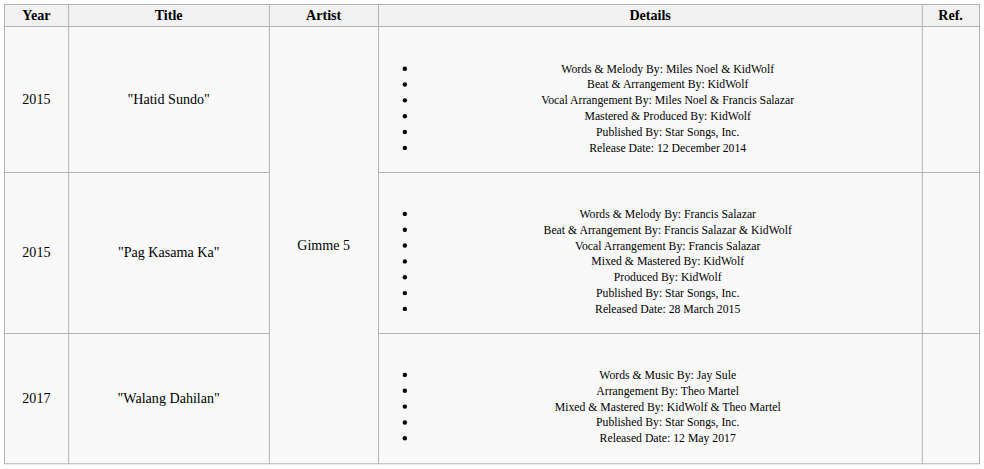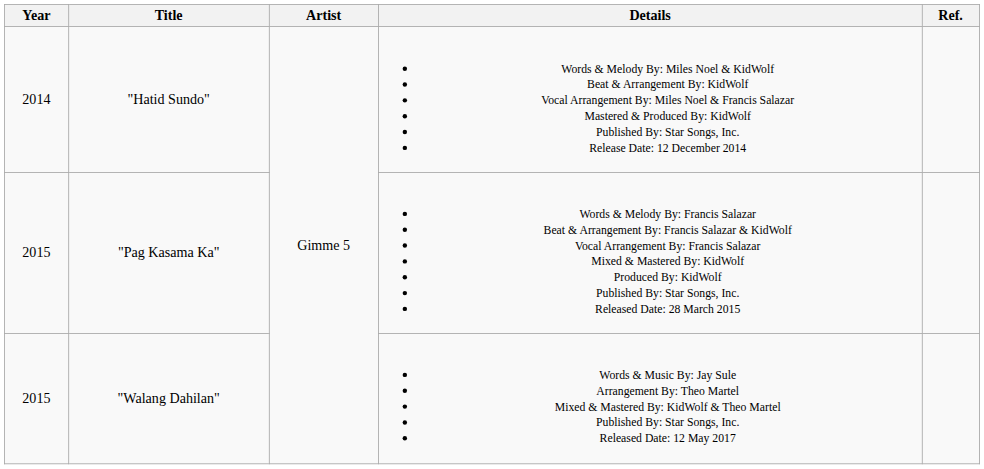(36, 99) 2015 -> (36, 99) 2014
(36, 398) 2017 -> (36, 398) 2015
